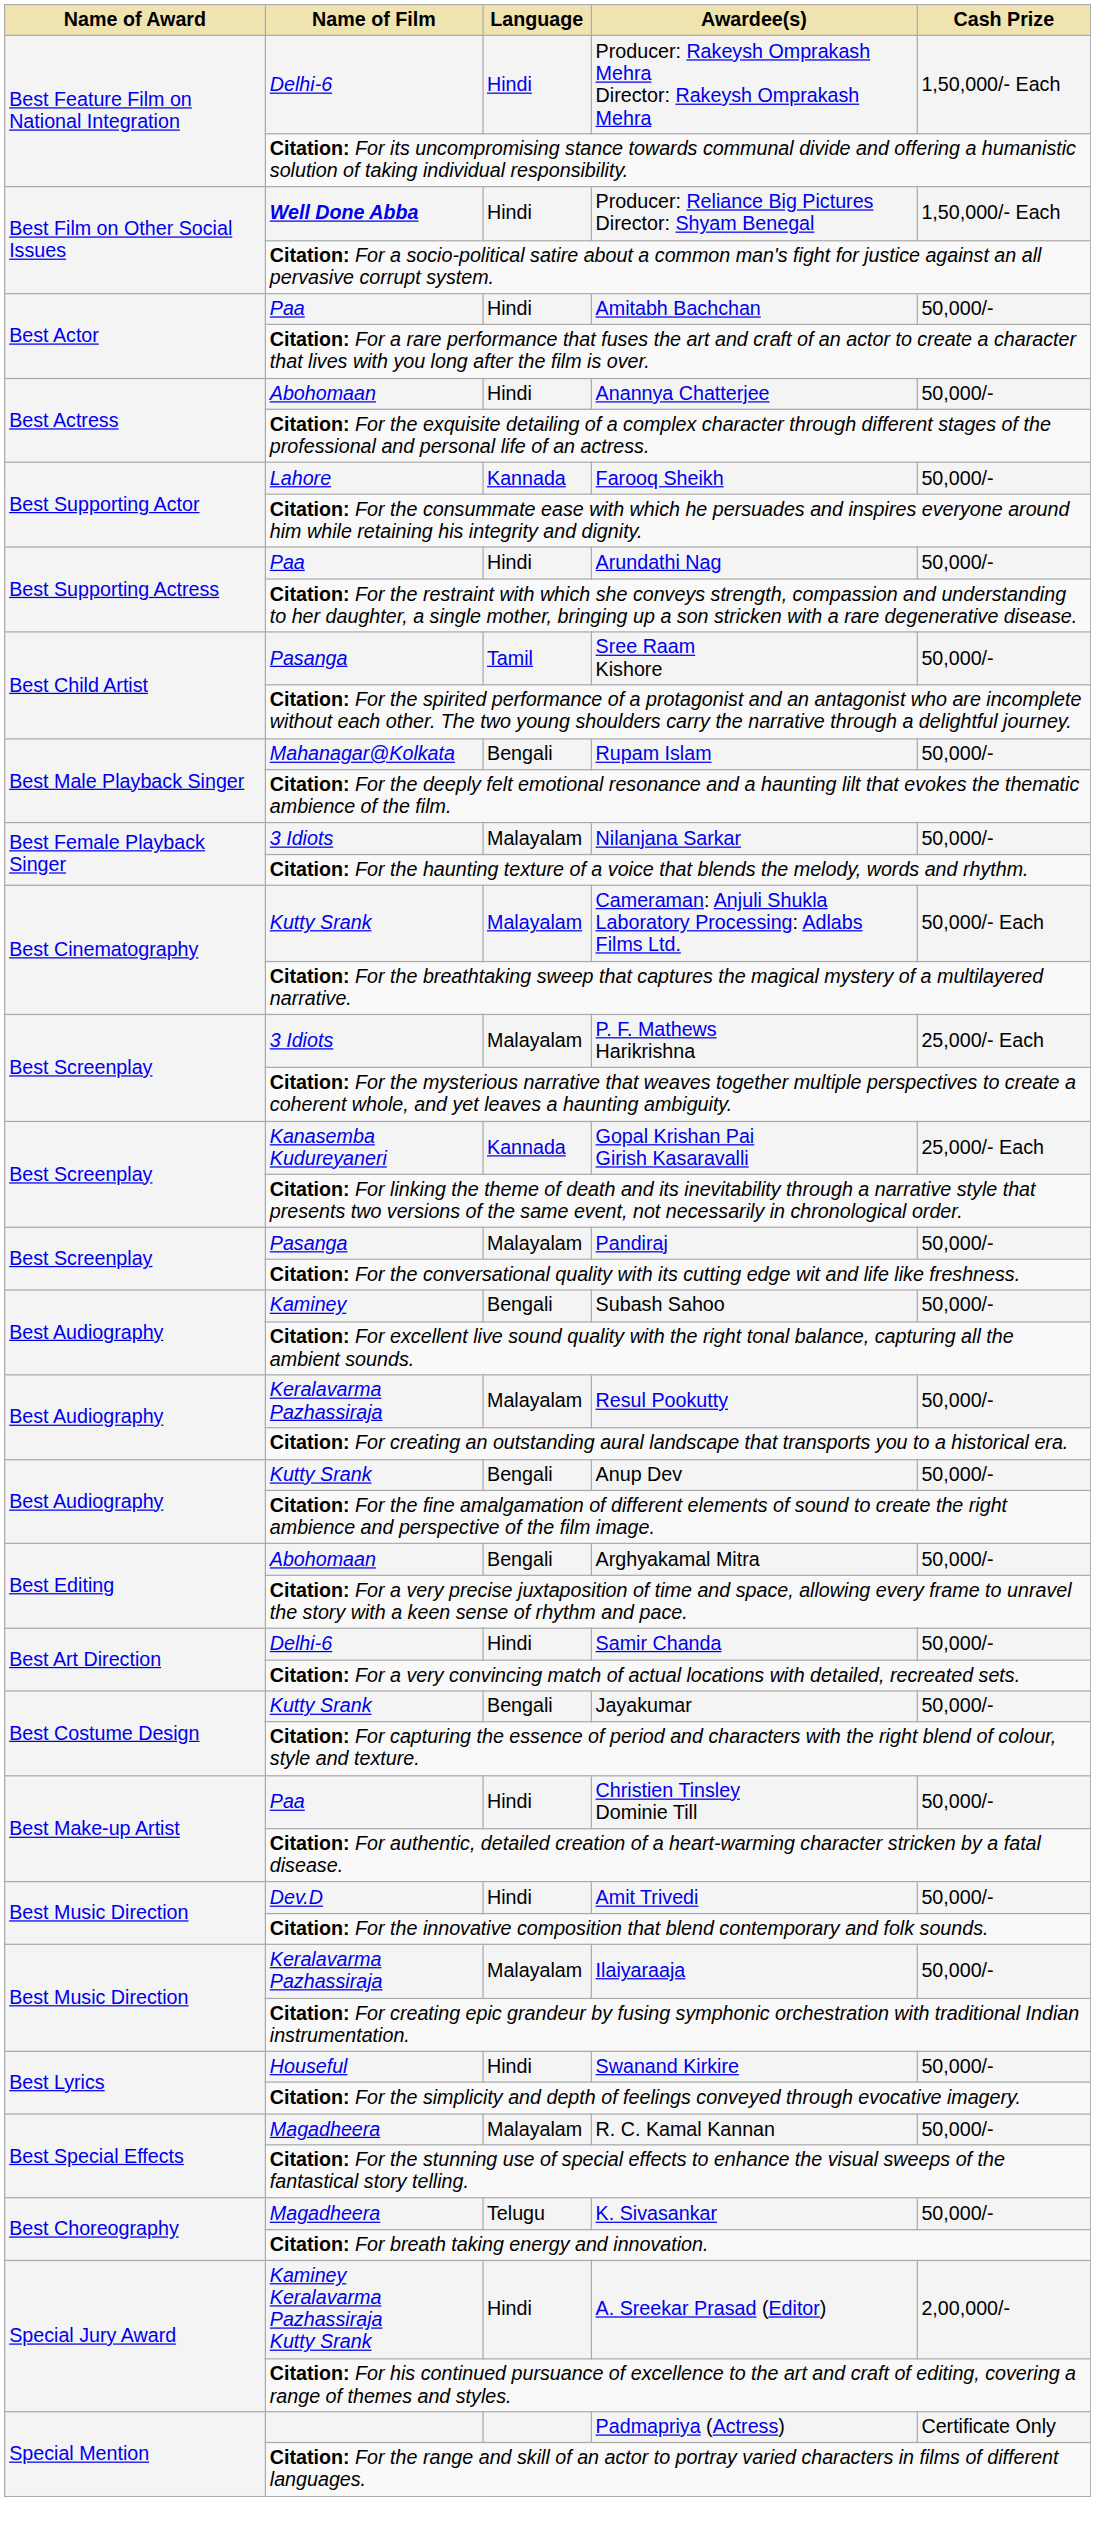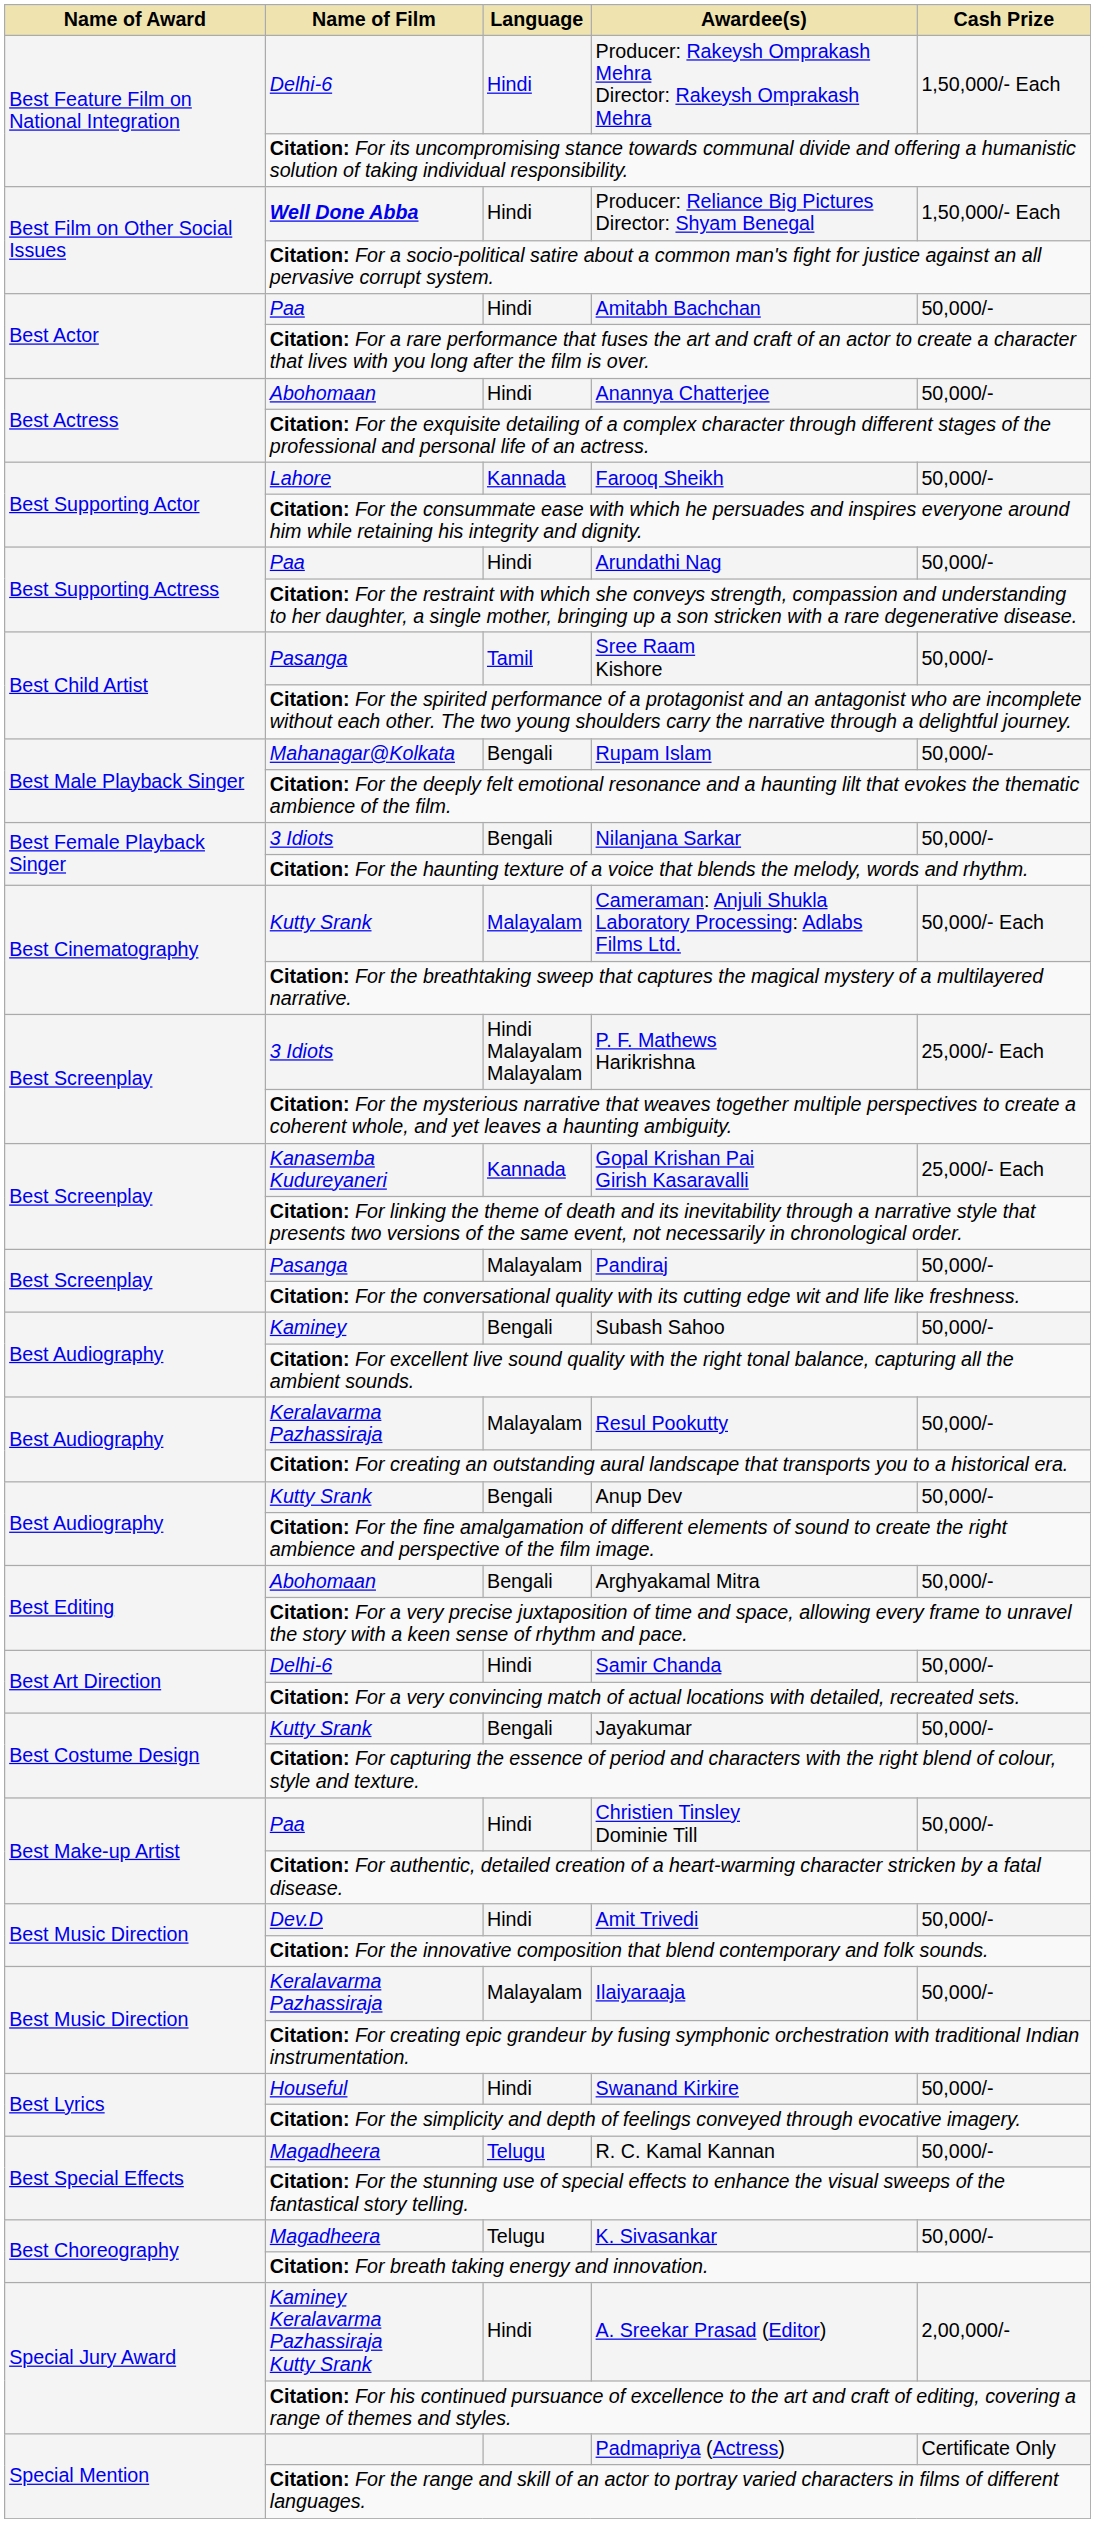(535, 838) Malayalam -> (520, 838) Bengali
(535, 1040) Malayalam -> (535, 1051) Hindi Malayalam Malayalam
(535, 2129) Malayalam -> (516, 2151) Telugu
